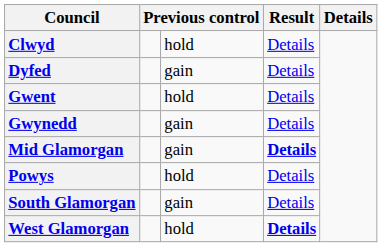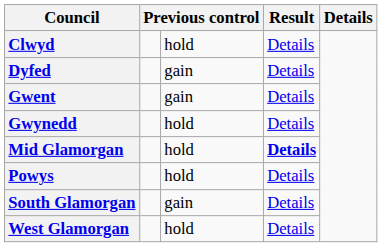(179, 96) hold -> (179, 96) gain
(179, 123) gain -> (179, 123) hold
(179, 149) gain -> (179, 149) hold
(292, 228) bold -> (291, 228) normal
